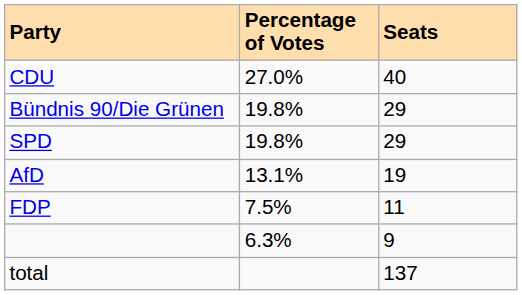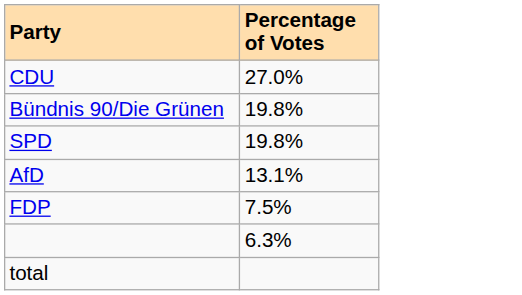- column: (411, 32)
